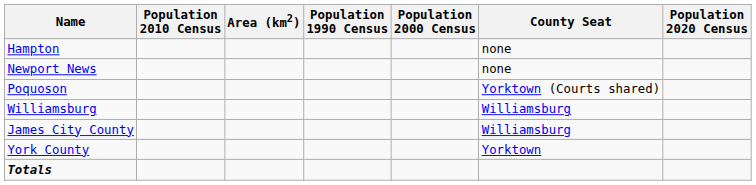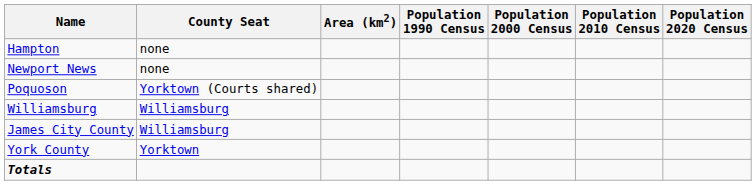columns swapped: (571, 22) <-> (181, 22)
